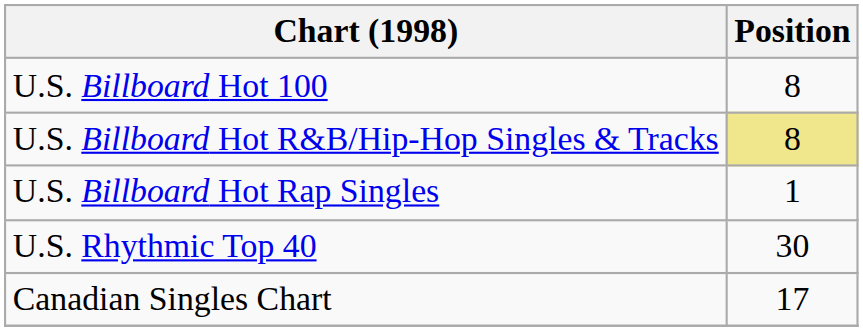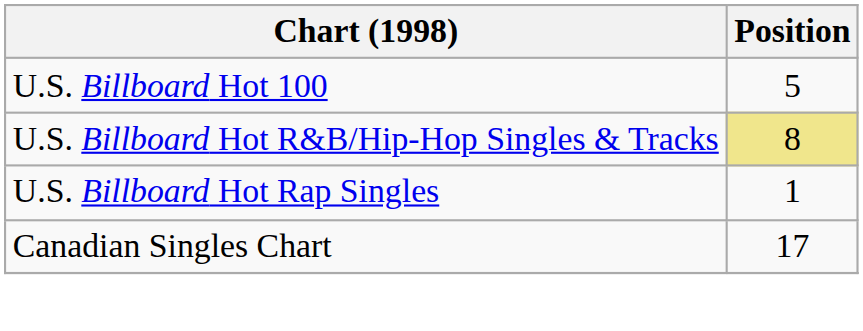(792, 84) 8 -> (792, 84) 5
- row: (165, 245)
